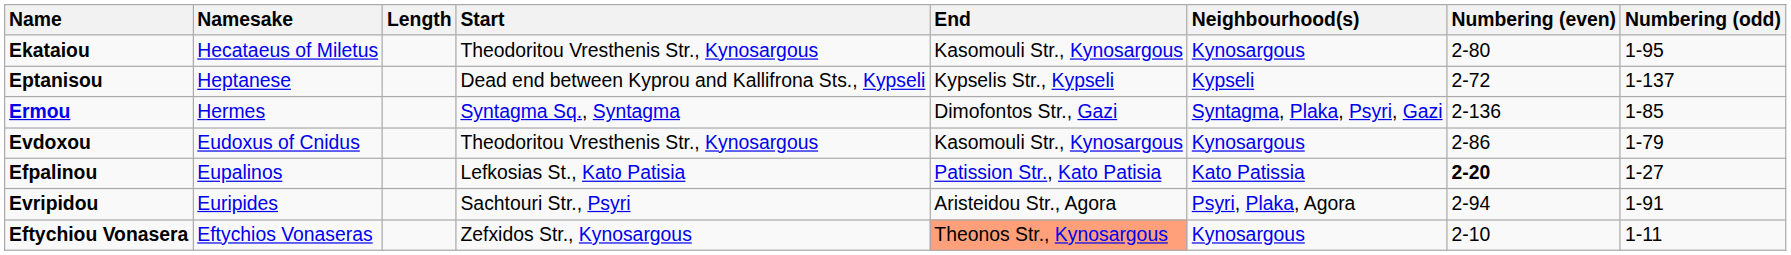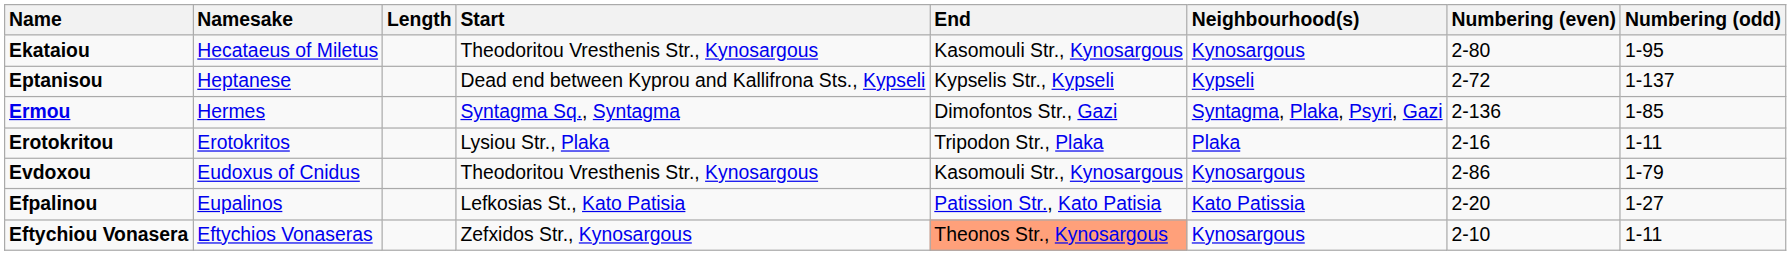+ row: (61, 142)
(1471, 173) bold -> (1471, 204) normal
- row: (54, 204)
